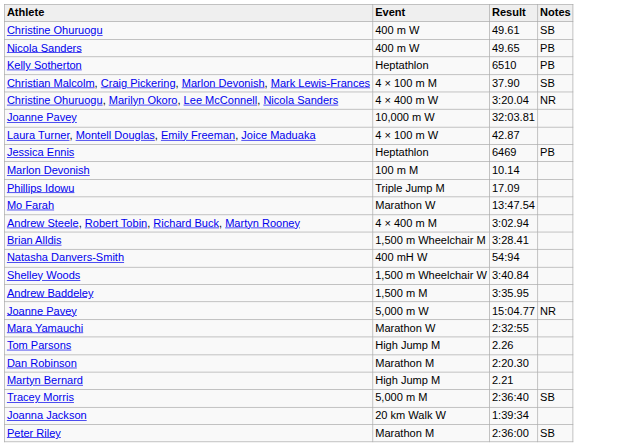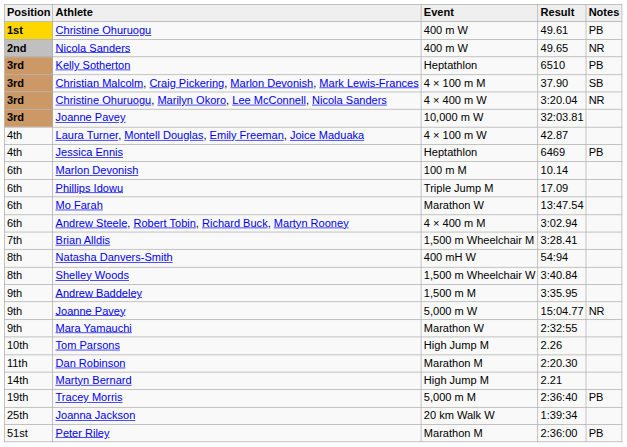+ column: (29, 13)
(547, 30) SB -> (596, 30) PB
(547, 48) PB -> (597, 48) NR
(547, 398) SB -> (596, 398) PB
(547, 433) SB -> (596, 433) PB
